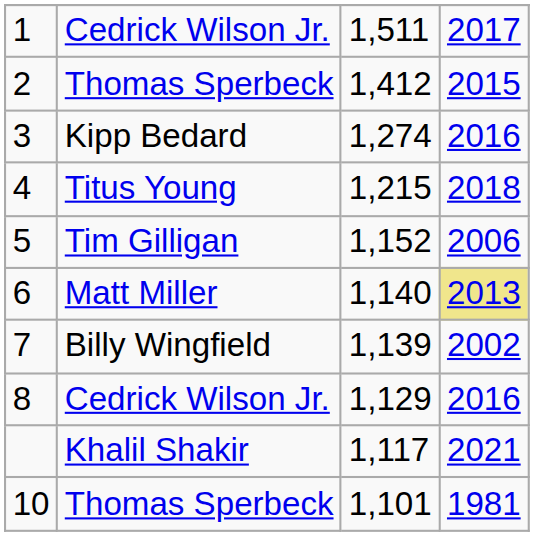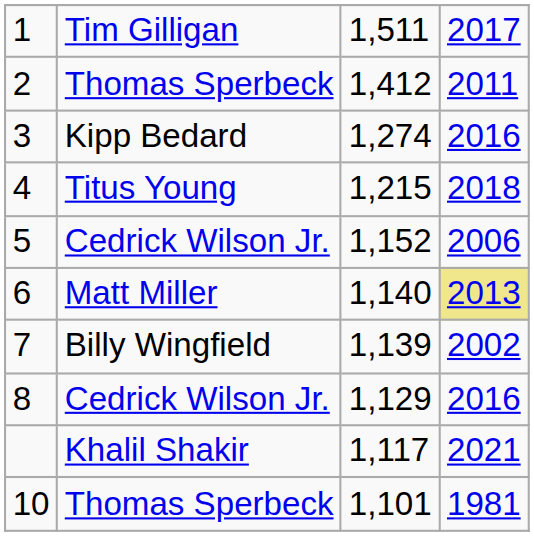(197, 30) Cedrick Wilson Jr. -> (152, 30) Tim Gilligan
(484, 83) 2015 -> (483, 83) 2011
(152, 240) Tim Gilligan -> (197, 240) Cedrick Wilson Jr.
